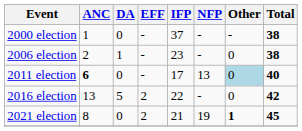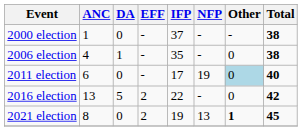(86, 55) 2 -> (86, 55) 4
(177, 55) 23 -> (177, 55) 35
(86, 75) bold -> (86, 75) normal
(204, 75) 13 -> (204, 75) 19
(177, 116) 21 -> (177, 116) 19
(204, 116) 19 -> (204, 116) 13
